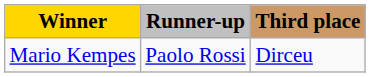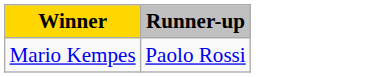- column: (308, 21)
